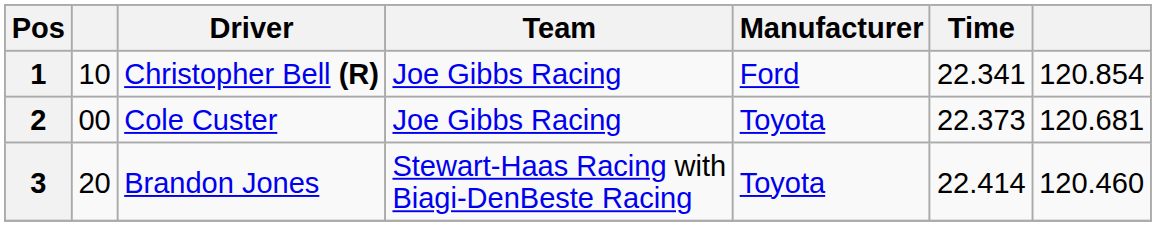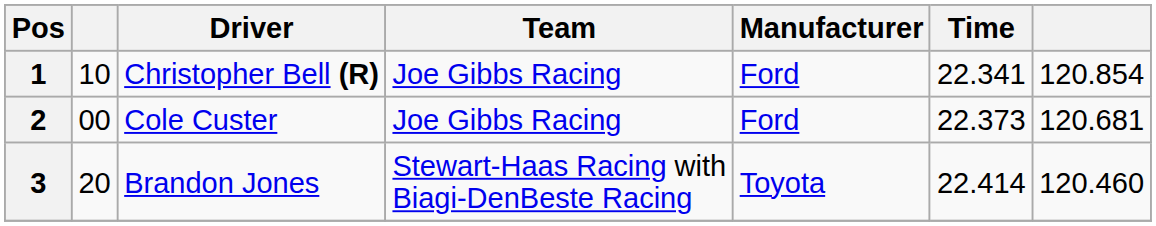(782, 120) Toyota -> (770, 120) Ford
